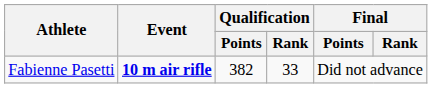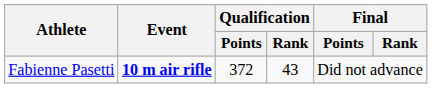(241, 69) 382 -> (241, 69) 372
(290, 69) 33 -> (290, 69) 43
